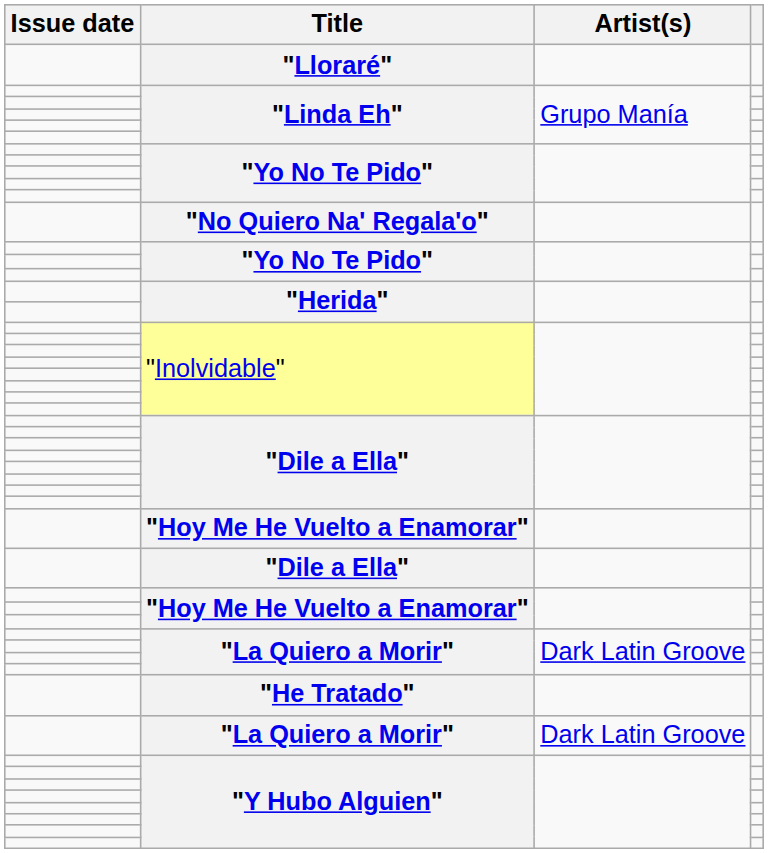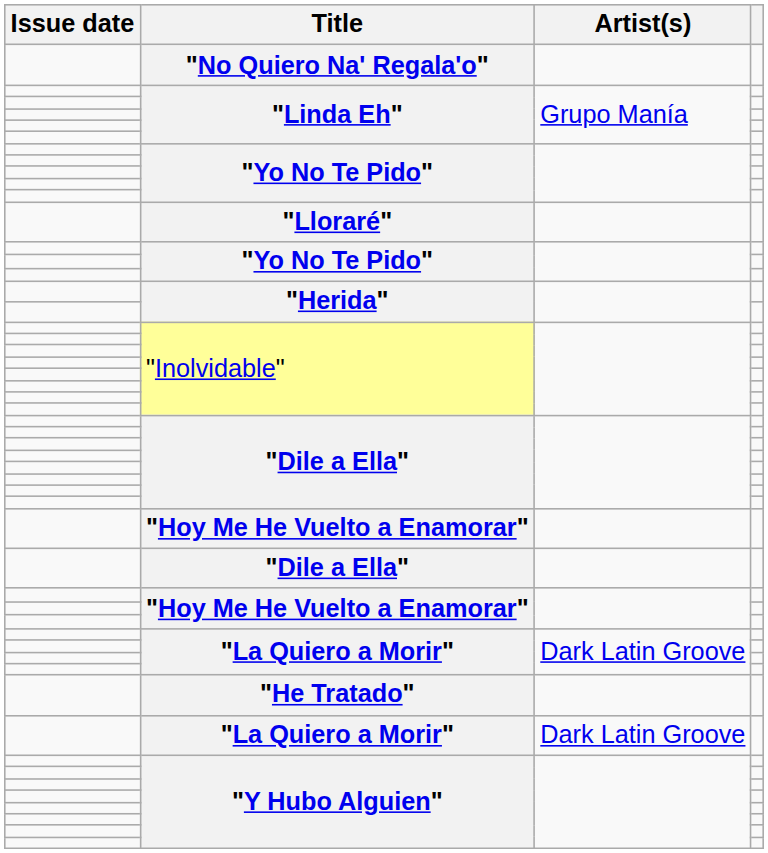rows swapped: (337, 221) <-> (337, 64)
